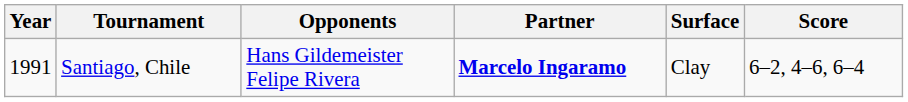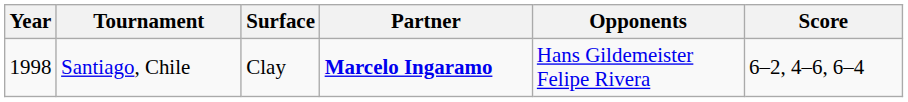columns swapped: (705, 21) <-> (348, 21)
(30, 67) 1991 -> (30, 67) 1998
